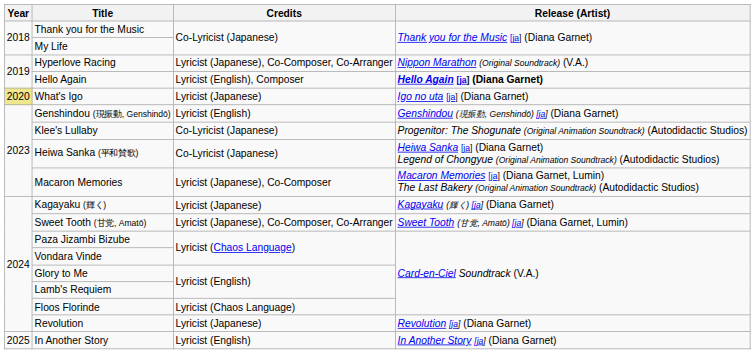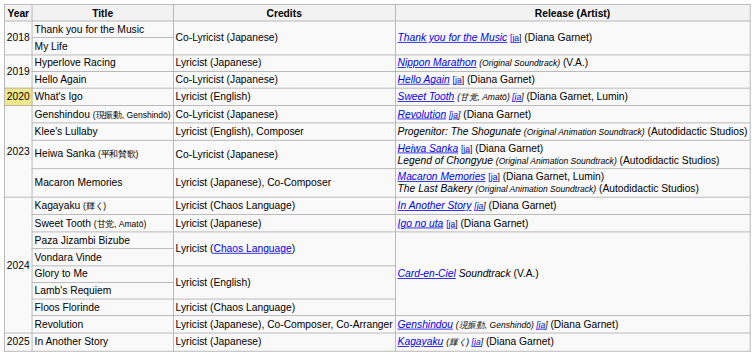(284, 63) Lyricist (Japanese), Co-Composer, Co-Arranger -> (219, 63) Lyricist (Japanese)
(240, 80) Lyricist (English), Composer -> (227, 80) Co-Lyricist (Japanese)
(470, 80) bold -> (466, 80) normal
(219, 96) Lyricist (Japanese) -> (213, 97) Lyricist (English)
(463, 96) Igo no uta [ja] (Diana Garnet) -> (513, 96) Sweet Tooth (甘党, Amatō) [ja] (Diana Garnet, Lumin)
(213, 114) Lyricist (English) -> (227, 114) Co-Lyricist (Japanese)
(508, 113) Genshindou (現振動, Genshindō) [ja] (Diana Garnet) -> (464, 114) Revolution [ja] (Diana Garnet)
(227, 131) Co-Lyricist (Japanese) -> (240, 132) Lyricist (English), Composer
(219, 205) Lyricist (Japanese) -> (235, 206) Lyricist (Chaos Language)
(476, 205) Kagayaku (輝く) [ja] (Diana Garnet) -> (477, 206) In Another Story [ja] (Diana Garnet)
(284, 223) Lyricist (Japanese), Co-Composer, Co-Arranger -> (219, 223) Lyricist (Japanese)
(513, 222) Sweet Tooth (甘党, Amatō) [ja] (Diana Garnet, Lumin) -> (463, 223) Igo no uta [ja] (Diana Garnet)
(219, 323) Lyricist (Japanese) -> (284, 325) Lyricist (Japanese), Co-Composer, Co-Arranger
(464, 323) Revolution [ja] (Diana Garnet) -> (508, 324) Genshindou (現振動, Genshindō) [ja] (Diana Garnet)
(213, 340) Lyricist (English) -> (219, 342) Lyricist (Japanese)
(477, 340) In Another Story [ja] (Diana Garnet) -> (476, 342) Kagayaku (輝く) [ja] (Diana Garnet)
